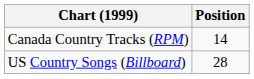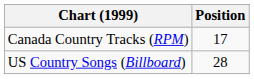(220, 39) 14 -> (220, 39) 17
